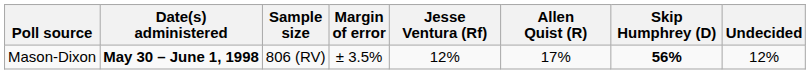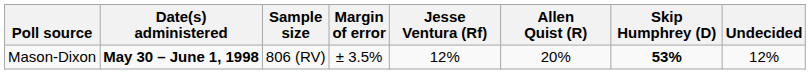(556, 57) 17% -> (556, 57) 20%
(667, 57) 56% -> (667, 57) 53%
